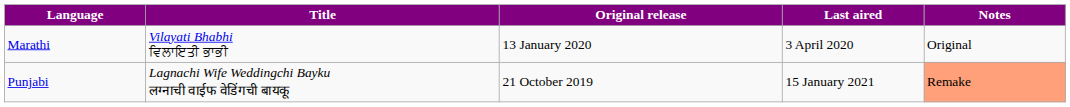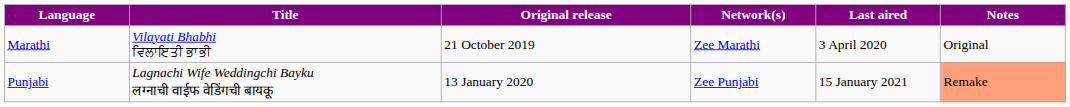+ column: (753, 15)
(547, 44) 13 January 2020 -> (490, 44) 21 October 2019
(548, 82) 21 October 2019 -> (489, 82) 13 January 2020
